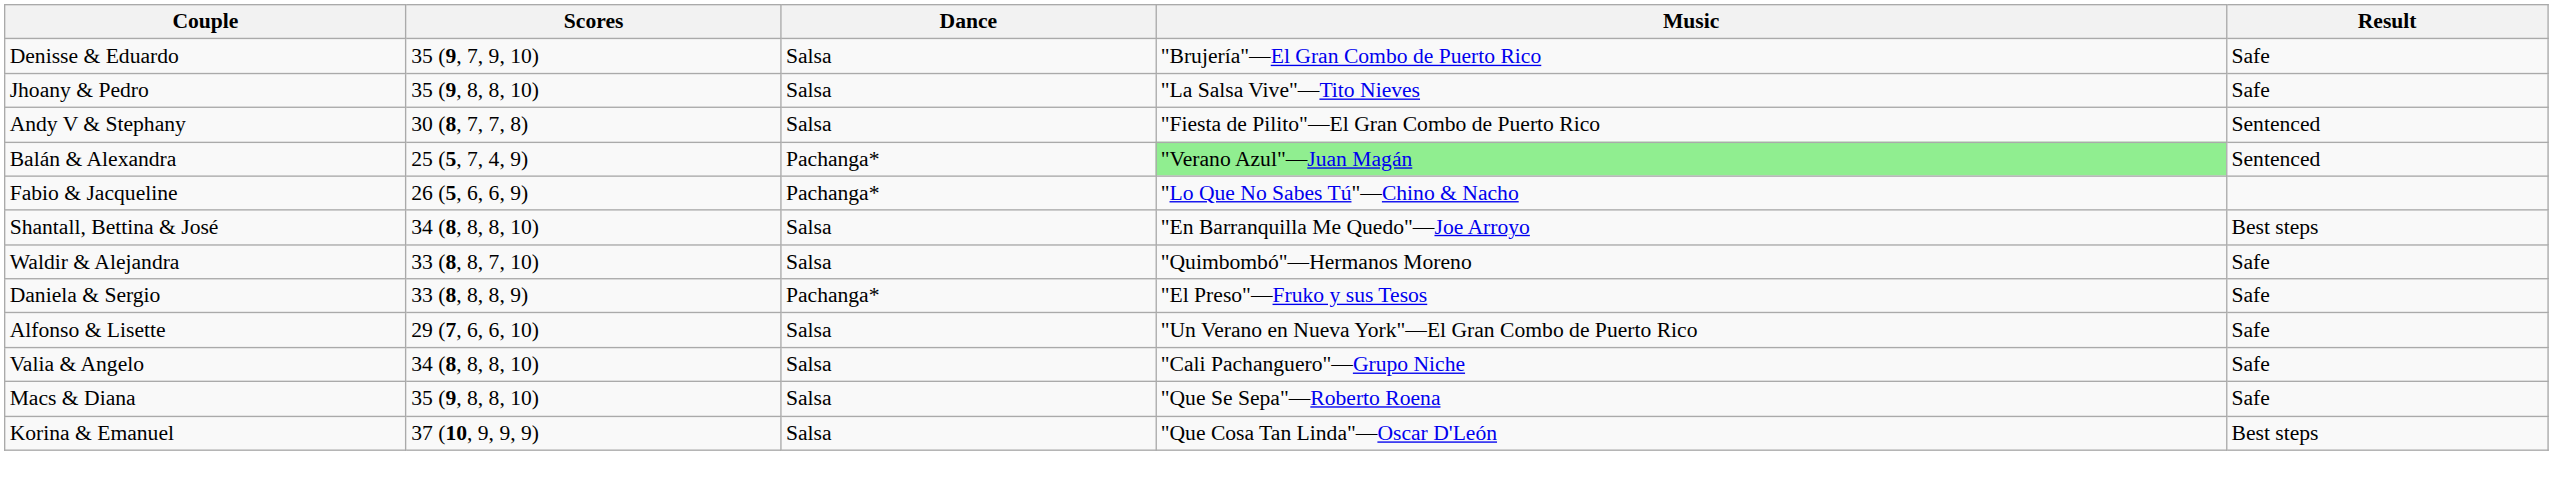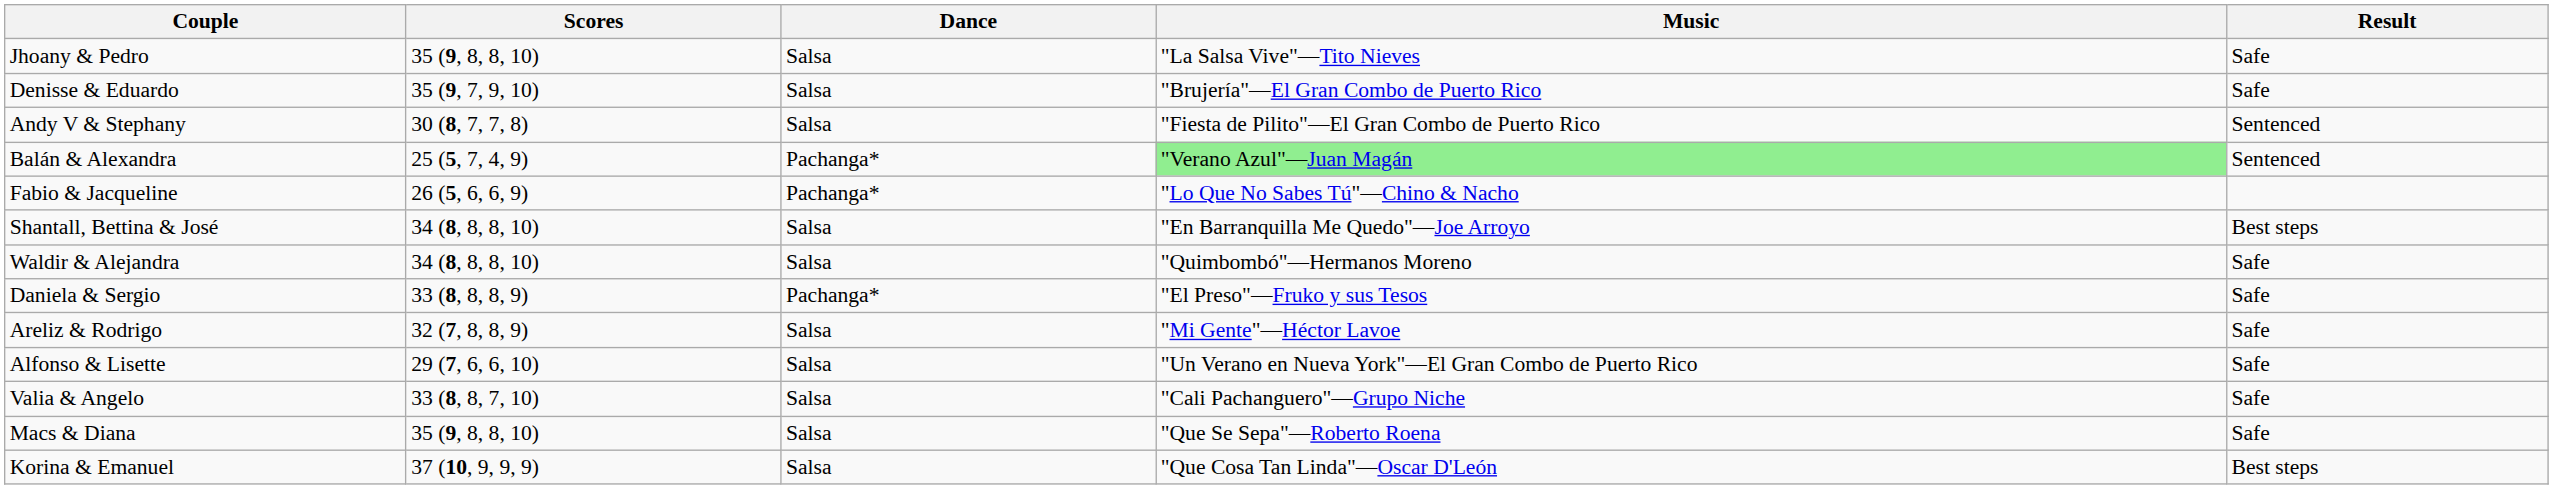rows swapped: (79, 90) <-> (94, 55)
(475, 261) 33 (8, 8, 7, 10) -> (475, 261) 34 (8, 8, 8, 10)
+ row: (86, 329)
(475, 364) 34 (8, 8, 8, 10) -> (475, 398) 33 (8, 8, 7, 10)
